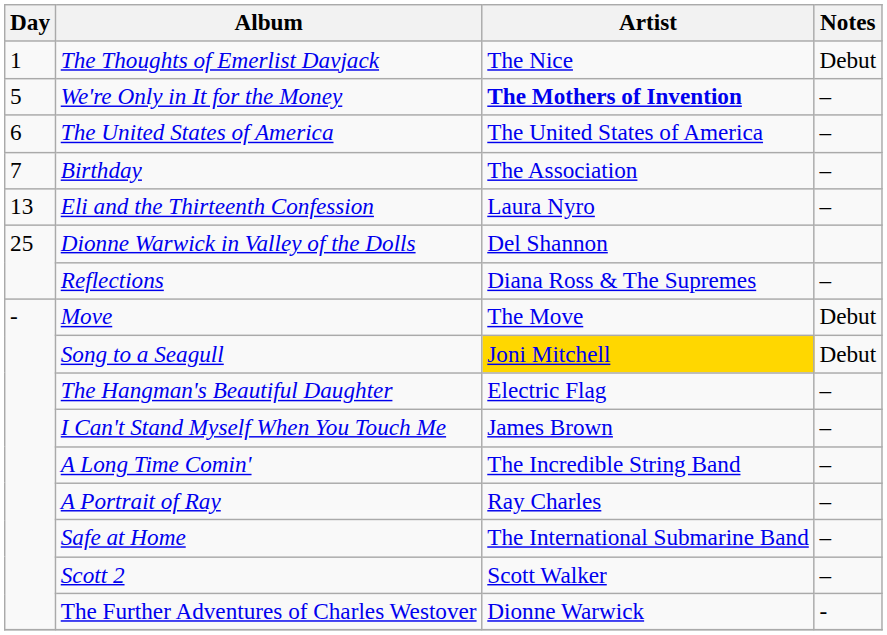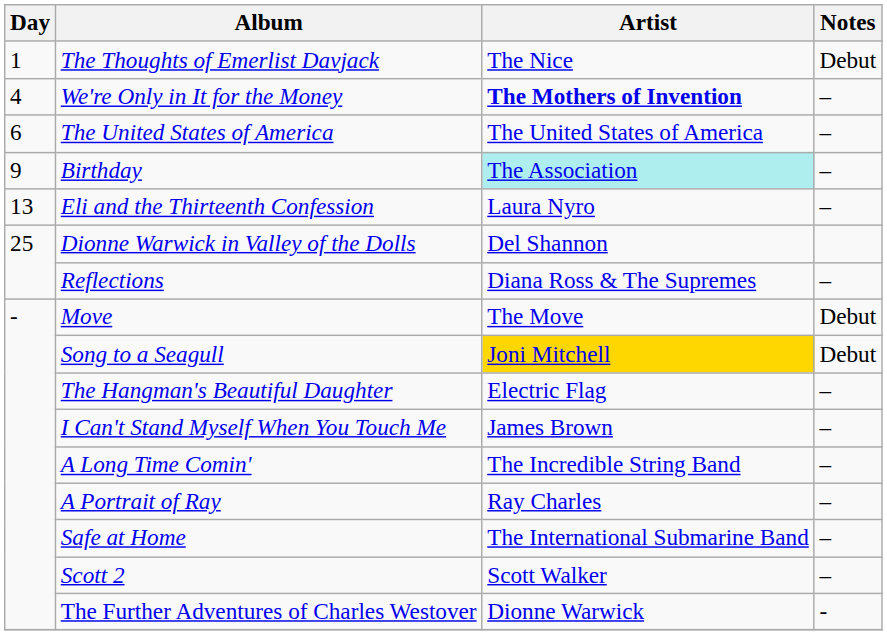(16, 96) 5 -> (16, 96) 4
(16, 170) 7 -> (16, 170) 9
(562, 170) no background -> (562, 170) paleturquoise background
